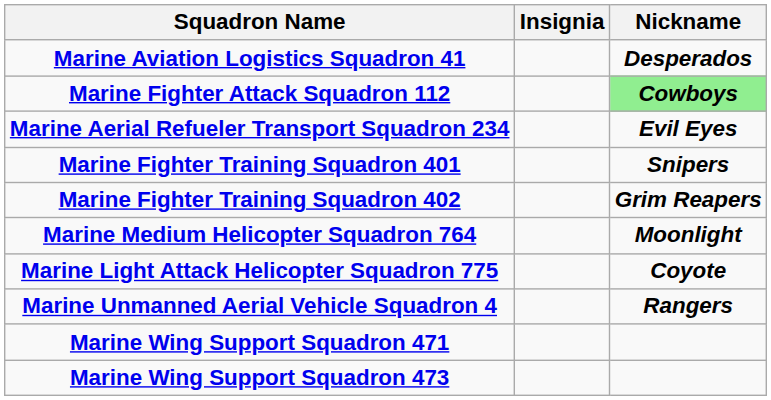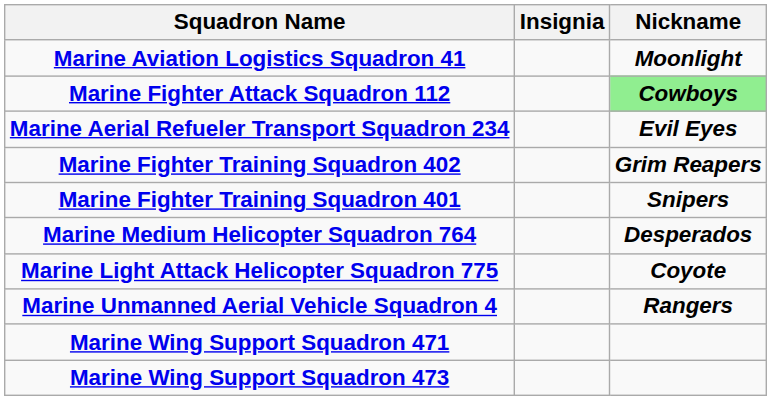(688, 57) Desperados -> (688, 57) Moonlight
rows swapped: (260, 164) <-> (260, 199)
(688, 235) Moonlight -> (688, 235) Desperados
